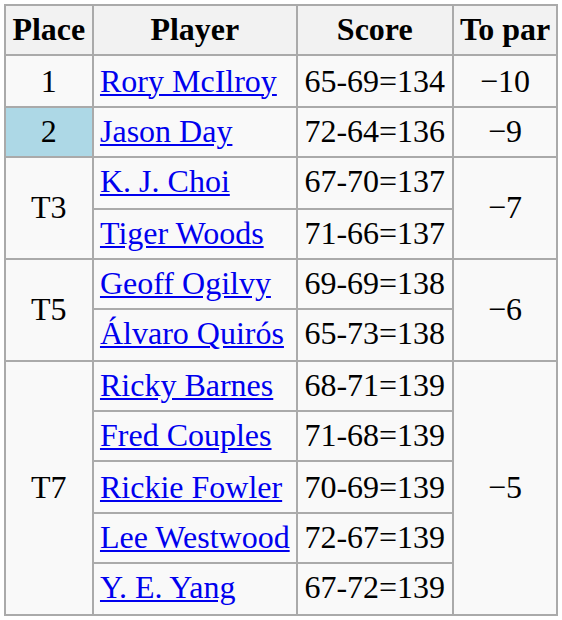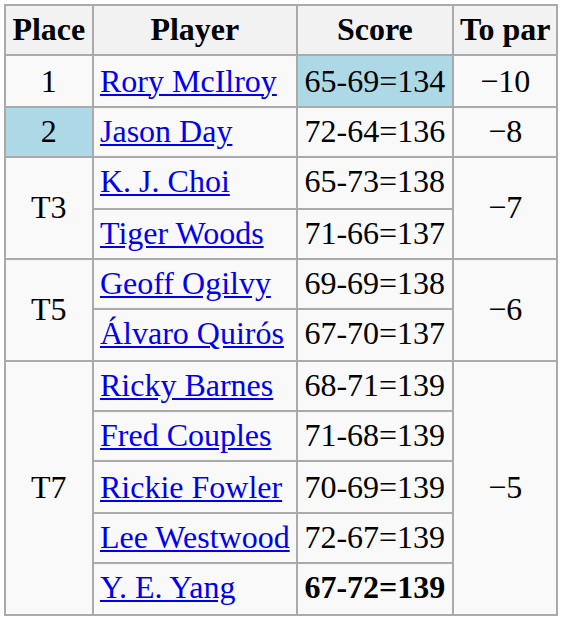(375, 80) no background -> (375, 80) lightblue background
(505, 131) −9 -> (505, 131) −8
(375, 182) 67-70=137 -> (375, 182) 65-73=138
(375, 334) 65-73=138 -> (375, 334) 67-70=137
(375, 588) normal -> (375, 588) bold
